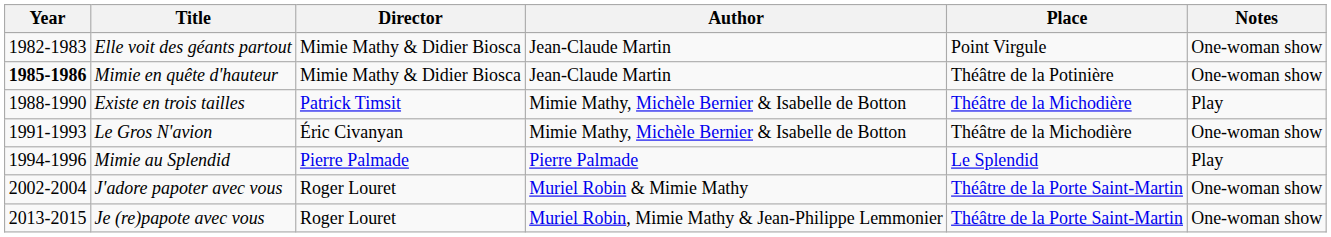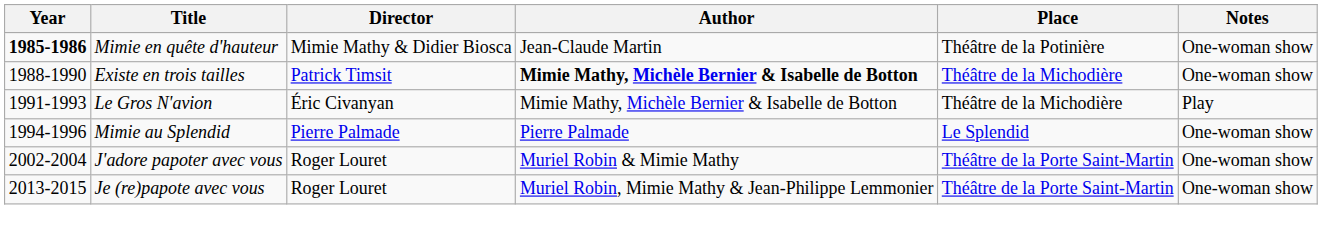- row: (193, 47)
(718, 103) normal -> (719, 75) bold
(1207, 103) Play -> (1247, 75) One-woman show
(1257, 132) One-woman show -> (1198, 103) Play
(1207, 160) Play -> (1247, 132) One-woman show
